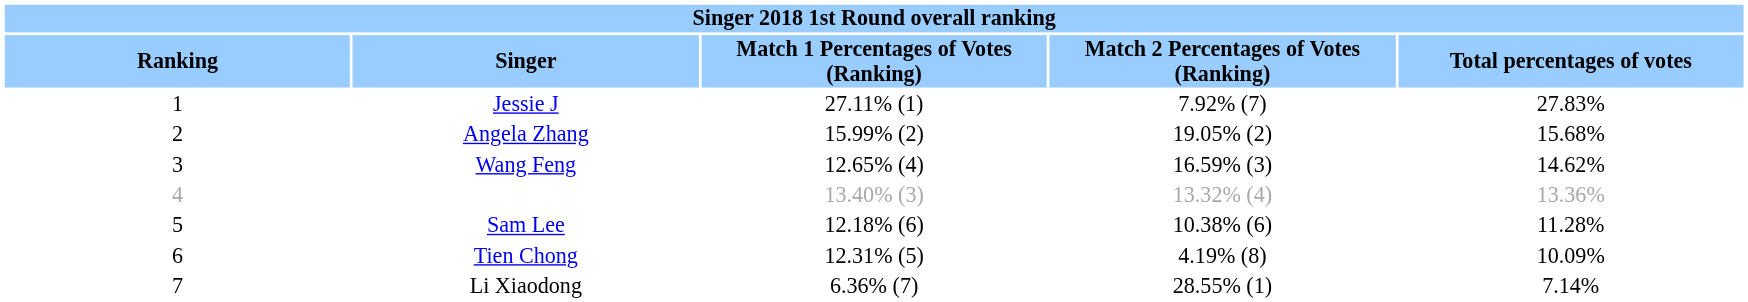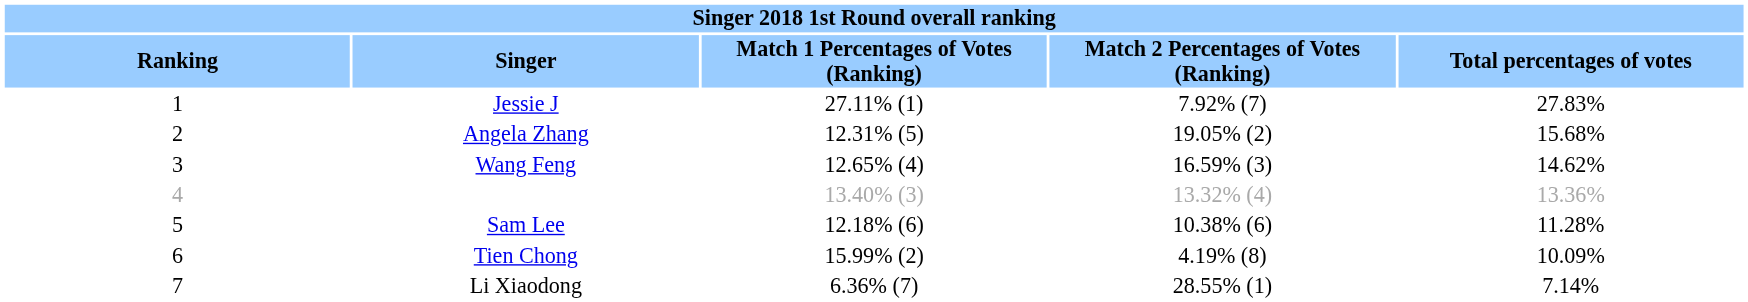(874, 134) 15.99% (2) -> (874, 134) 12.31% (5)
(874, 255) 12.31% (5) -> (874, 255) 15.99% (2)
